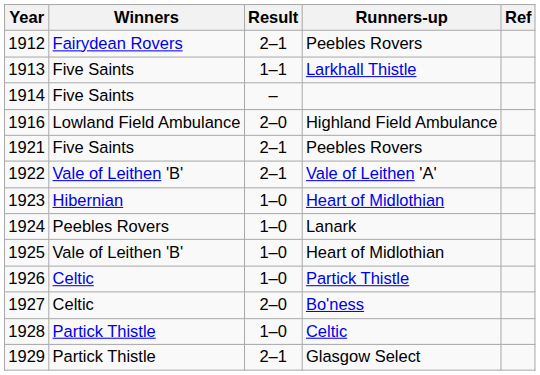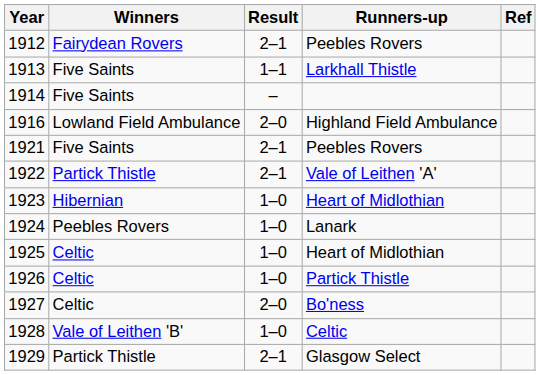(118, 174) Vale of Leithen 'B' -> (104, 174) Partick Thistle
(118, 252) Vale of Leithen 'B' -> (73, 252) Celtic
(104, 331) Partick Thistle -> (118, 331) Vale of Leithen 'B'
